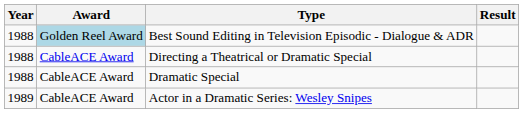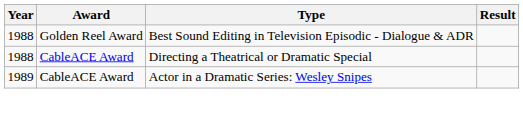(91, 35) lightblue background -> (91, 35) no background
- row: (194, 77)
